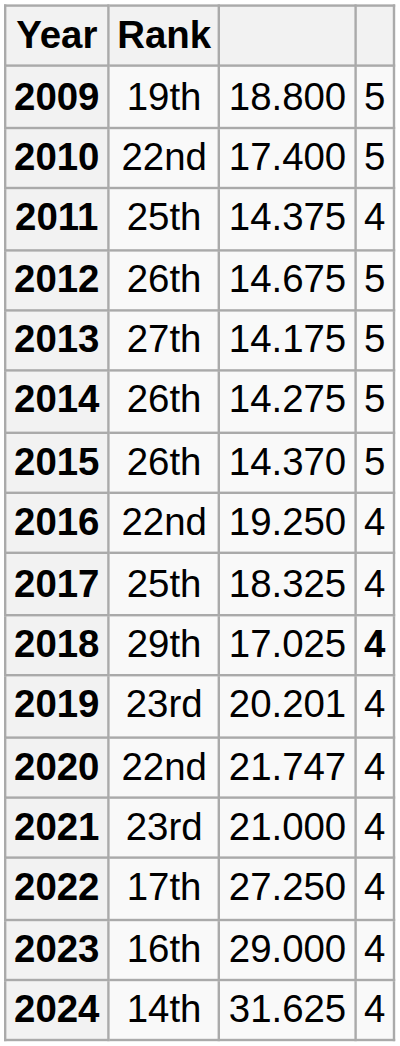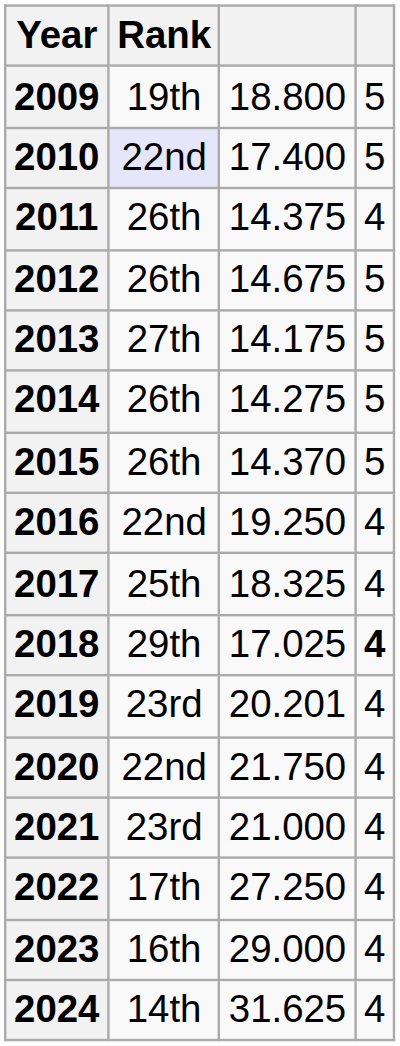(164, 157) no background -> (164, 157) lavender background
(164, 218) 25th -> (164, 218) 26th
(288, 766) 21.747 -> (288, 766) 21.750
